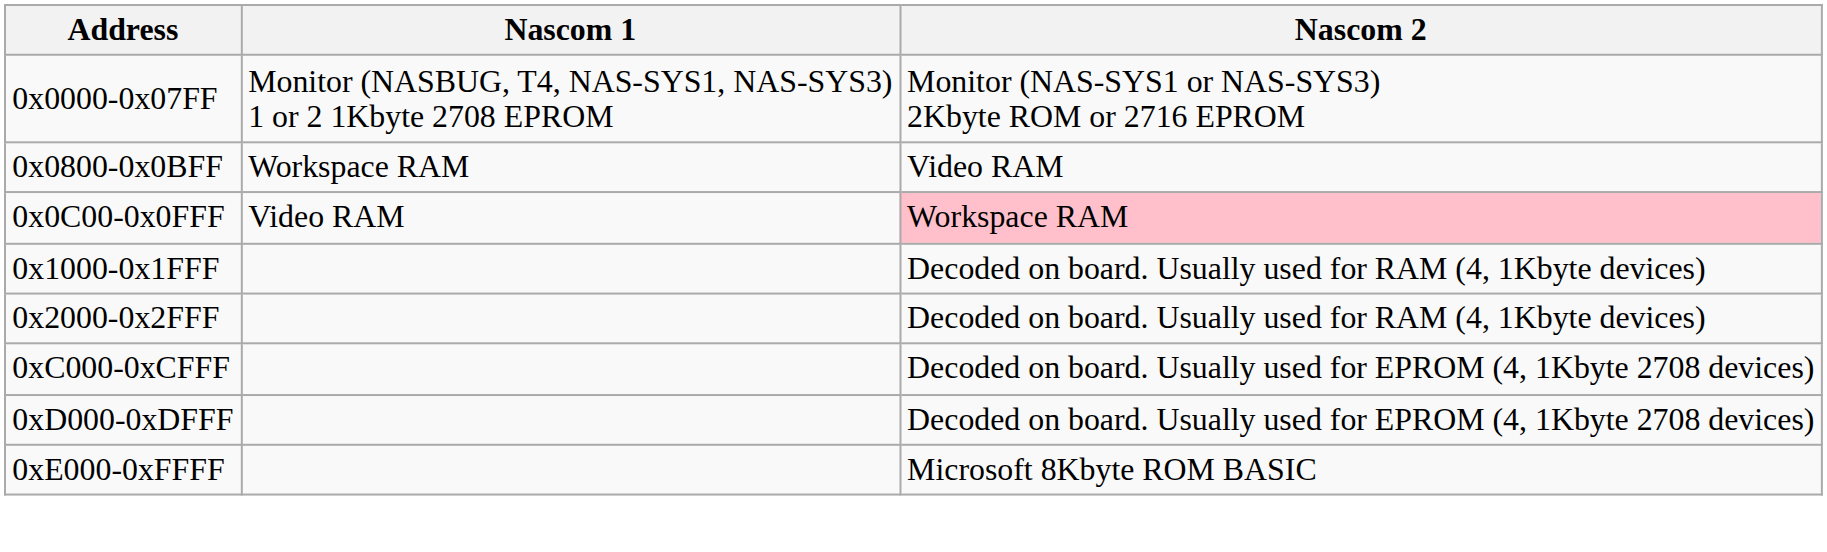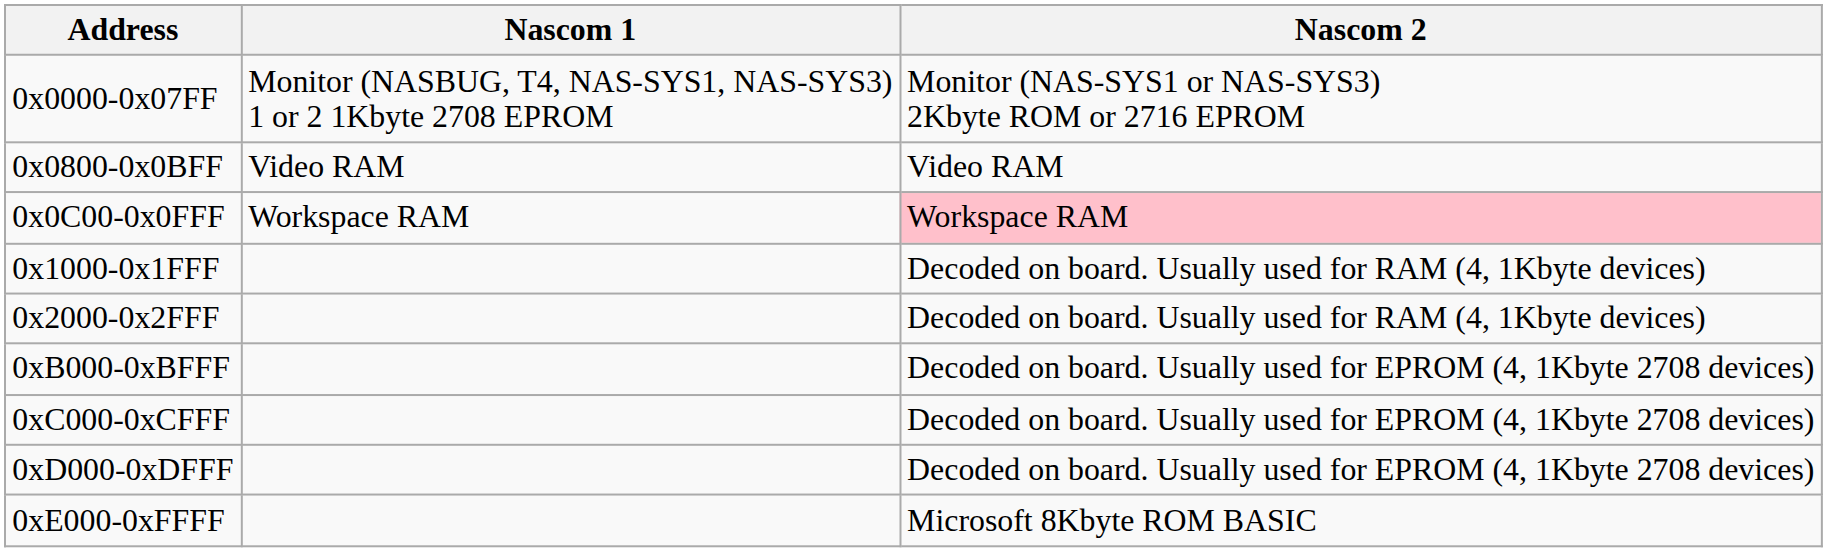(359, 166) Workspace RAM -> (326, 166) Video RAM
(326, 217) Video RAM -> (359, 217) Workspace RAM
+ row: (121, 368)
